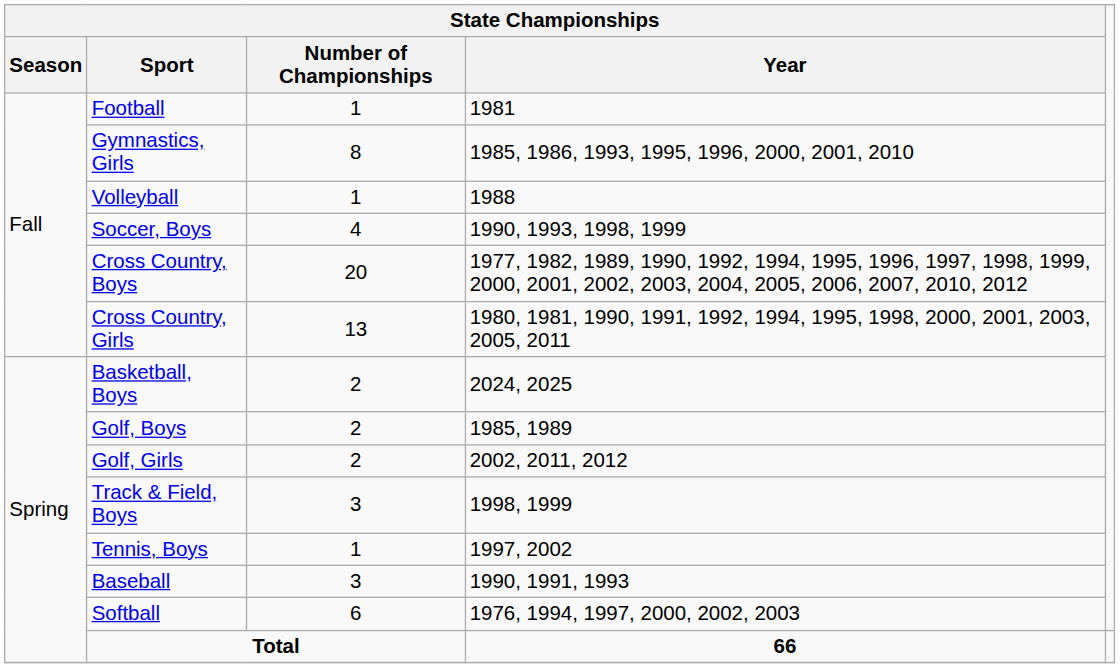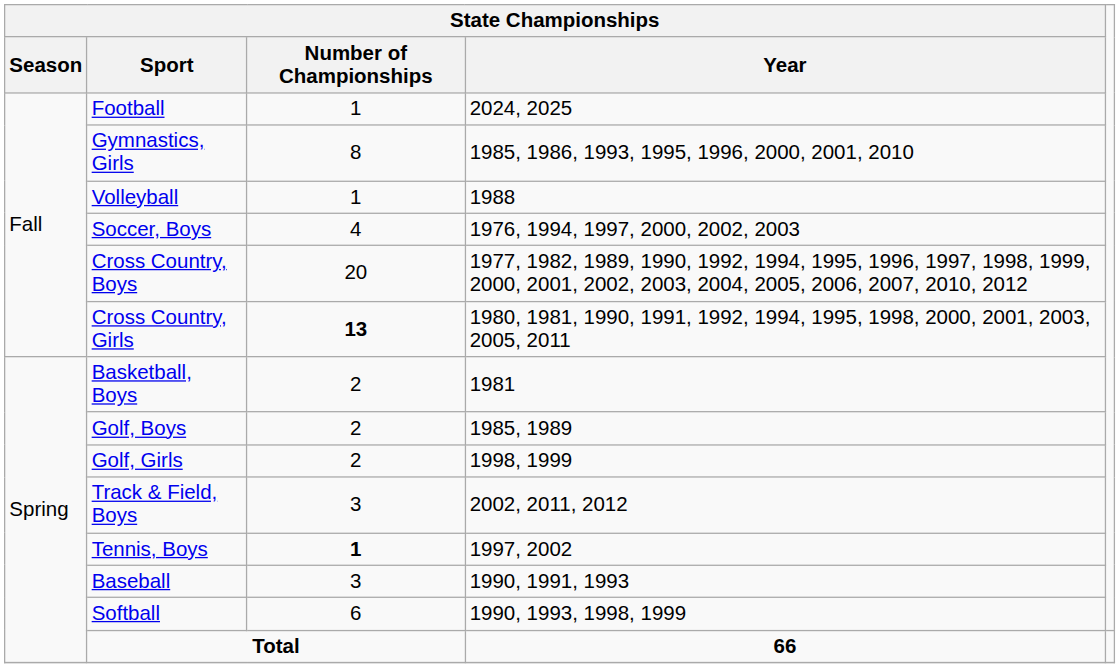(492, 108) 1981 -> (521, 108) 2024, 2025
(578, 229) 1990, 1993, 1998, 1999 -> (635, 229) 1976, 1994, 1997, 2000, 2002, 2003
(356, 328) normal -> (356, 328) bold
(521, 384) 2024, 2025 -> (492, 384) 1981
(549, 460) 2002, 2011, 2012 -> (521, 460) 1998, 1999
(521, 504) 1998, 1999 -> (549, 504) 2002, 2011, 2012
(356, 548) normal -> (356, 548) bold
(635, 613) 1976, 1994, 1997, 2000, 2002, 2003 -> (578, 613) 1990, 1993, 1998, 1999
